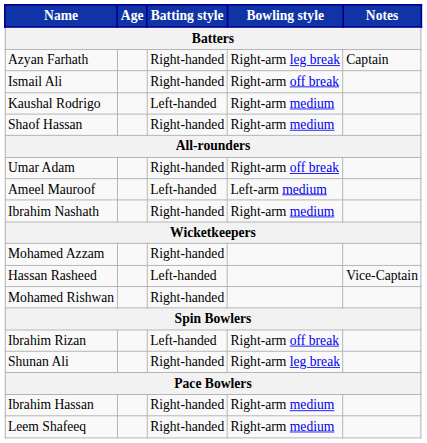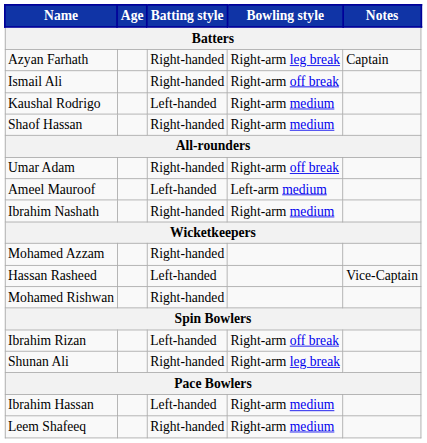(187, 405) Right-handed -> (183, 405) Left-handed
